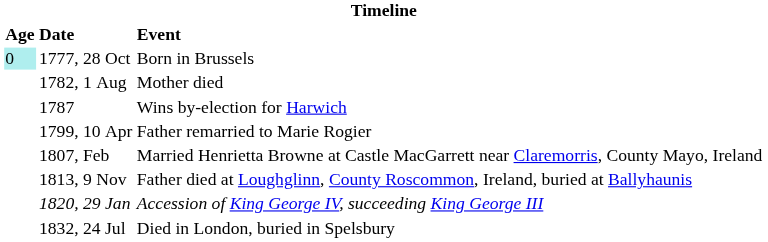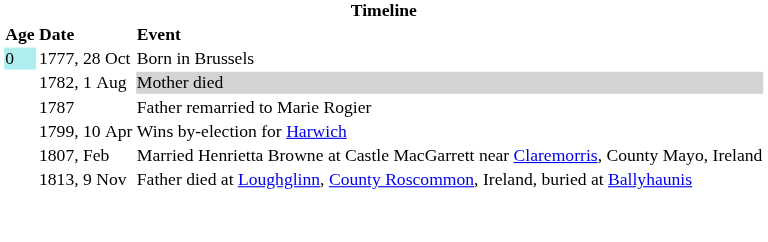(180, 82) no background -> (180, 82) lightgrey background
(242, 106) Wins by-election for Harwich -> (254, 106) Father remarried to Marie Rogier
(254, 131) Father remarried to Marie Rogier -> (242, 131) Wins by-election for Harwich
- row: (85, 203)
- row: (82, 227)
